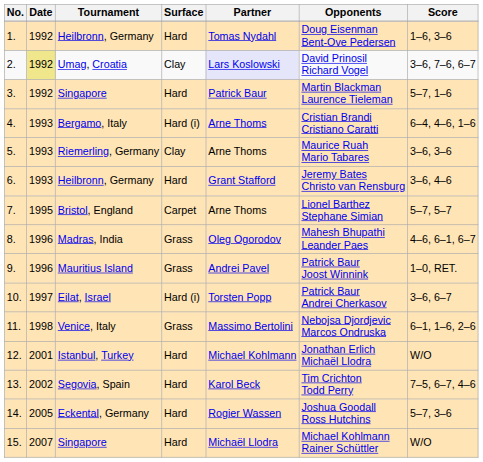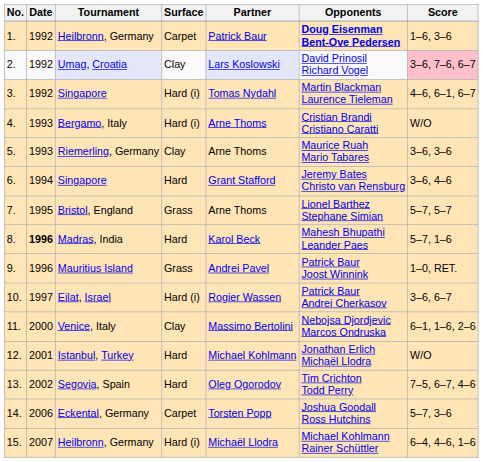(176, 36) Hard -> (180, 36) Carpet
(242, 36) Tomas Nydahl -> (237, 36) Patrick Baur
(349, 36) normal -> (351, 36) bold
(41, 65) khaki background -> (41, 65) no background
(92, 65) no background -> (92, 65) lavender background
(443, 65) no background -> (443, 65) pink background
(176, 94) Hard -> (182, 94) Hard (i)
(237, 94) Patrick Baur -> (242, 94) Tomas Nydahl
(431, 94) 5–7, 1–6 -> (443, 94) 4–6, 6–1, 6–7
(443, 123) 6–4, 4–6, 1–6 -> (421, 123) W/O
(41, 181) 1993 -> (41, 181) 1994
(106, 181) Heilbronn, Germany -> (82, 181) Singapore
(180, 210) Carpet -> (178, 210) Grass
(41, 239) normal -> (41, 239) bold
(178, 239) Grass -> (176, 239) Hard
(245, 239) Oleg Ogorodov -> (234, 239) Karol Beck
(443, 239) 4–6, 6–1, 6–7 -> (431, 239) 5–7, 1–6
(240, 297) Torsten Popp -> (245, 297) Rogier Wassen
(41, 326) 1998 -> (41, 326) 2000
(178, 326) Grass -> (175, 326) Clay
(234, 384) Karol Beck -> (245, 384) Oleg Ogorodov
(41, 413) 2005 -> (41, 413) 2006
(176, 413) Hard -> (180, 413) Carpet
(245, 413) Rogier Wassen -> (240, 413) Torsten Popp
(82, 442) Singapore -> (106, 442) Heilbronn, Germany
(176, 442) Hard -> (182, 442) Hard (i)
(421, 442) W/O -> (443, 442) 6–4, 4–6, 1–6
